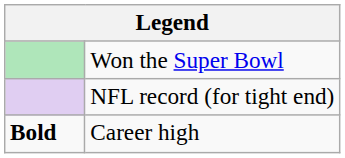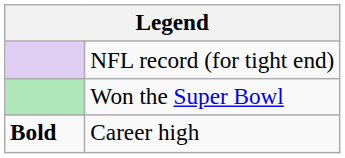rows swapped: (187, 59) <-> (212, 96)
